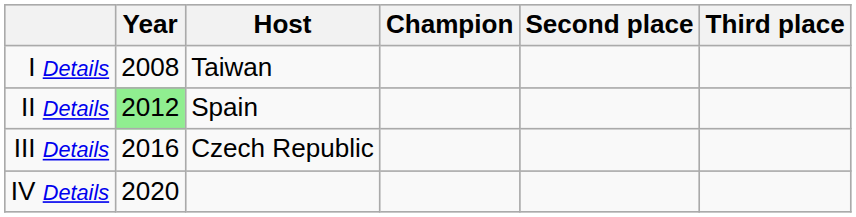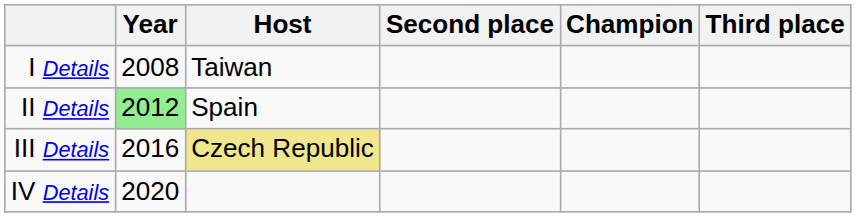columns swapped: (450, 25) <-> (609, 25)
(283, 149) no background -> (283, 149) khaki background
